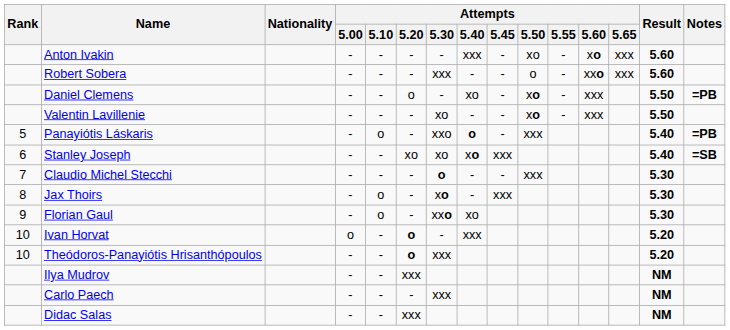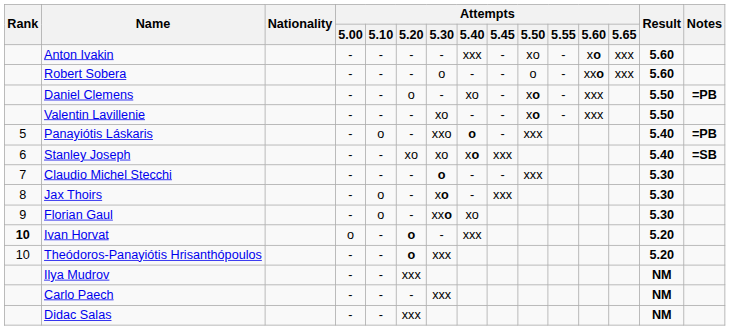(442, 74) xxx -> (442, 74) o
(23, 235) normal -> (23, 235) bold
